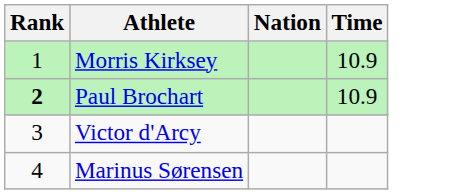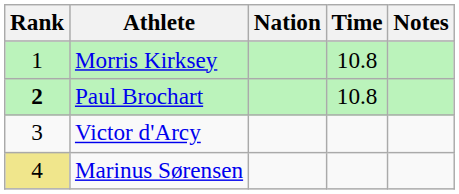+ column: (421, 22)
(357, 59) 10.9 -> (357, 59) 10.8
(357, 96) 10.9 -> (357, 96) 10.8
(37, 170) no background -> (37, 170) khaki background
